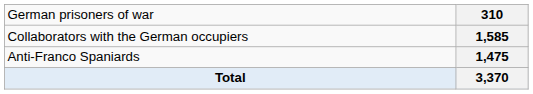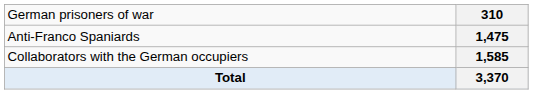rows swapped: (492, 57) <-> (492, 36)
